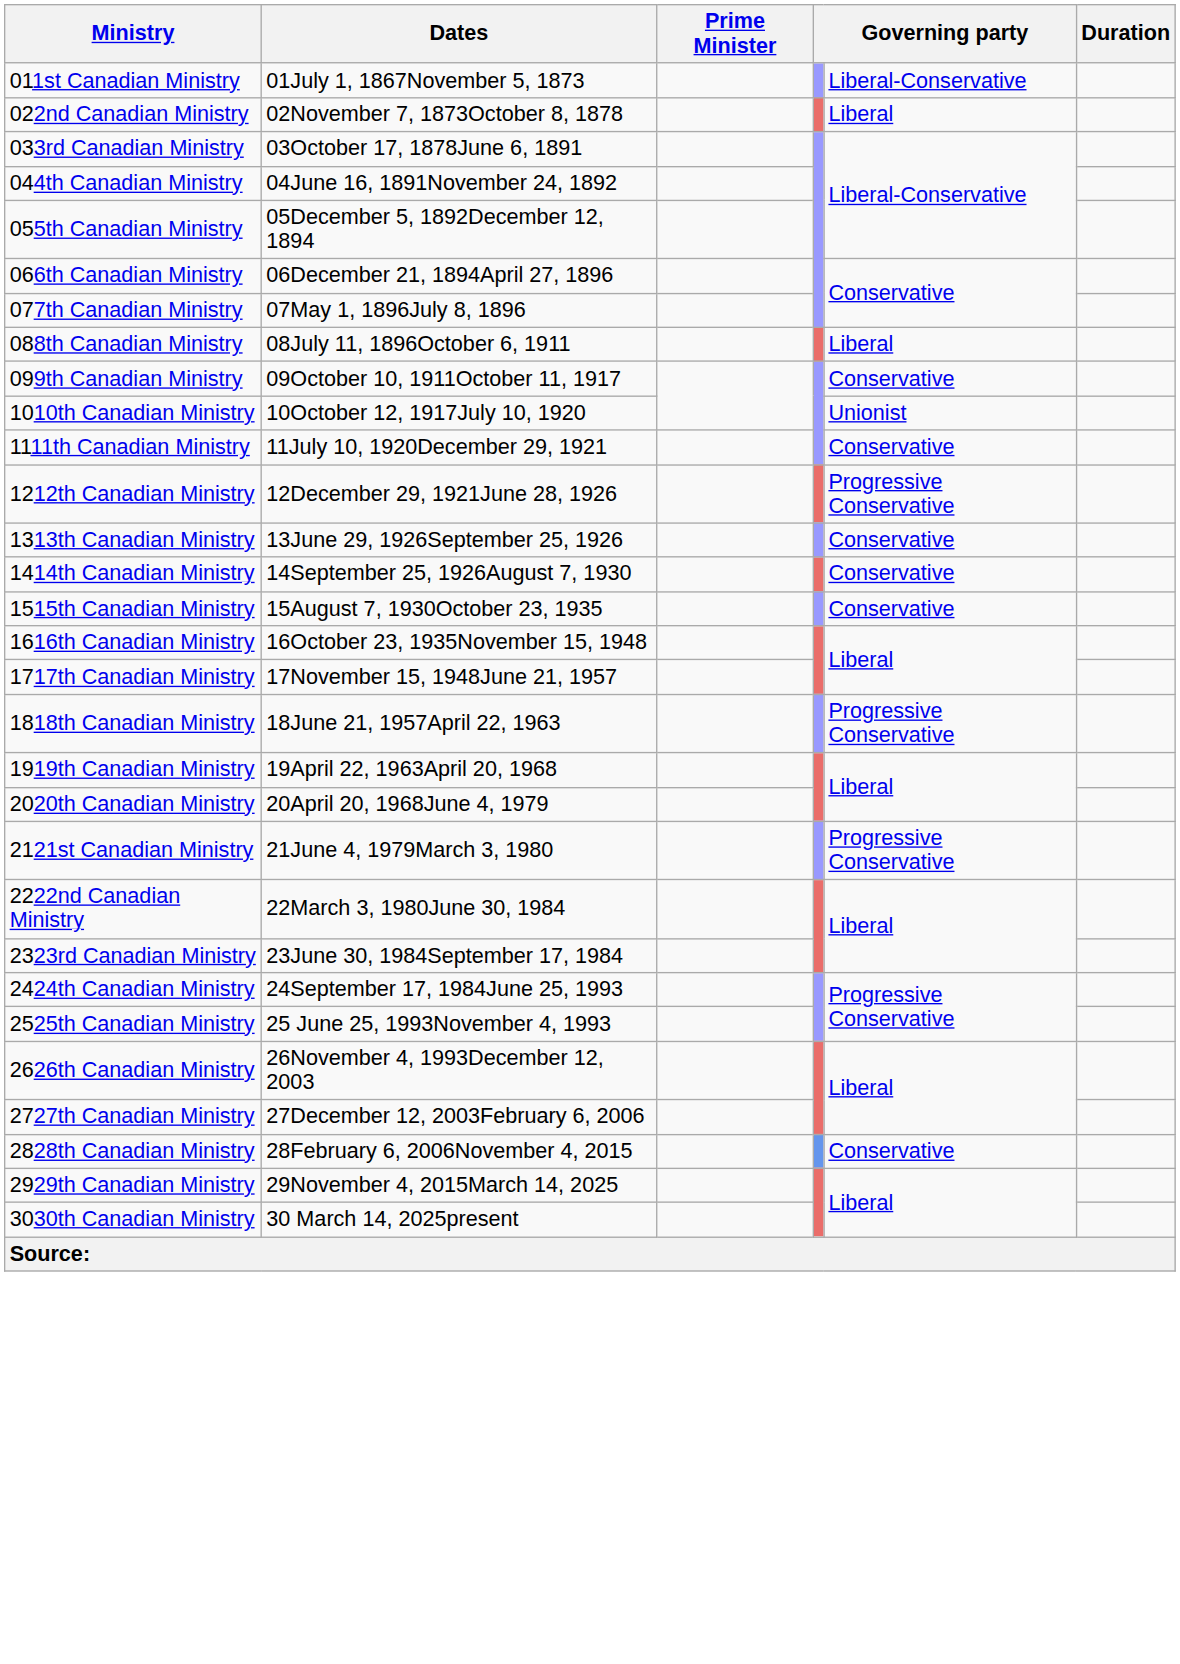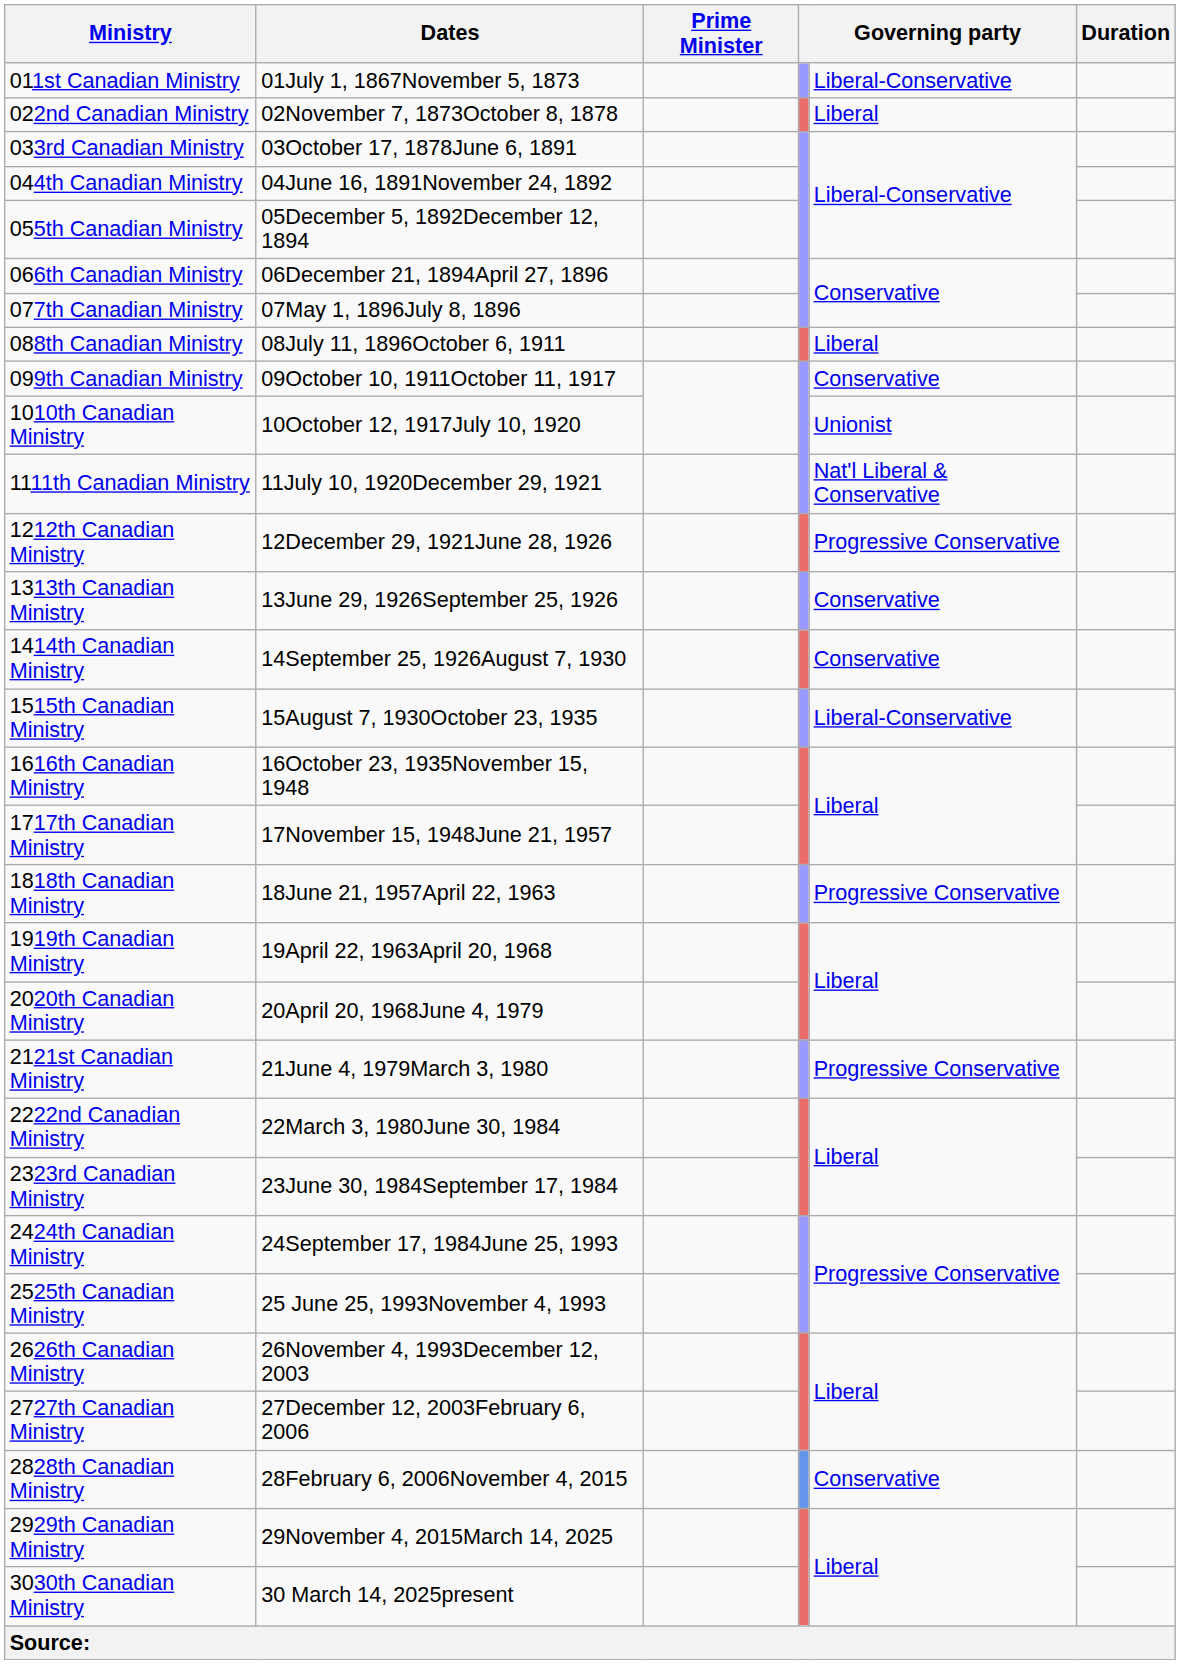(891, 447) Conservative -> (881, 483) Nat'l Liberal & Conservative
(891, 608) Conservative -> (913, 717) Liberal-Conservative
